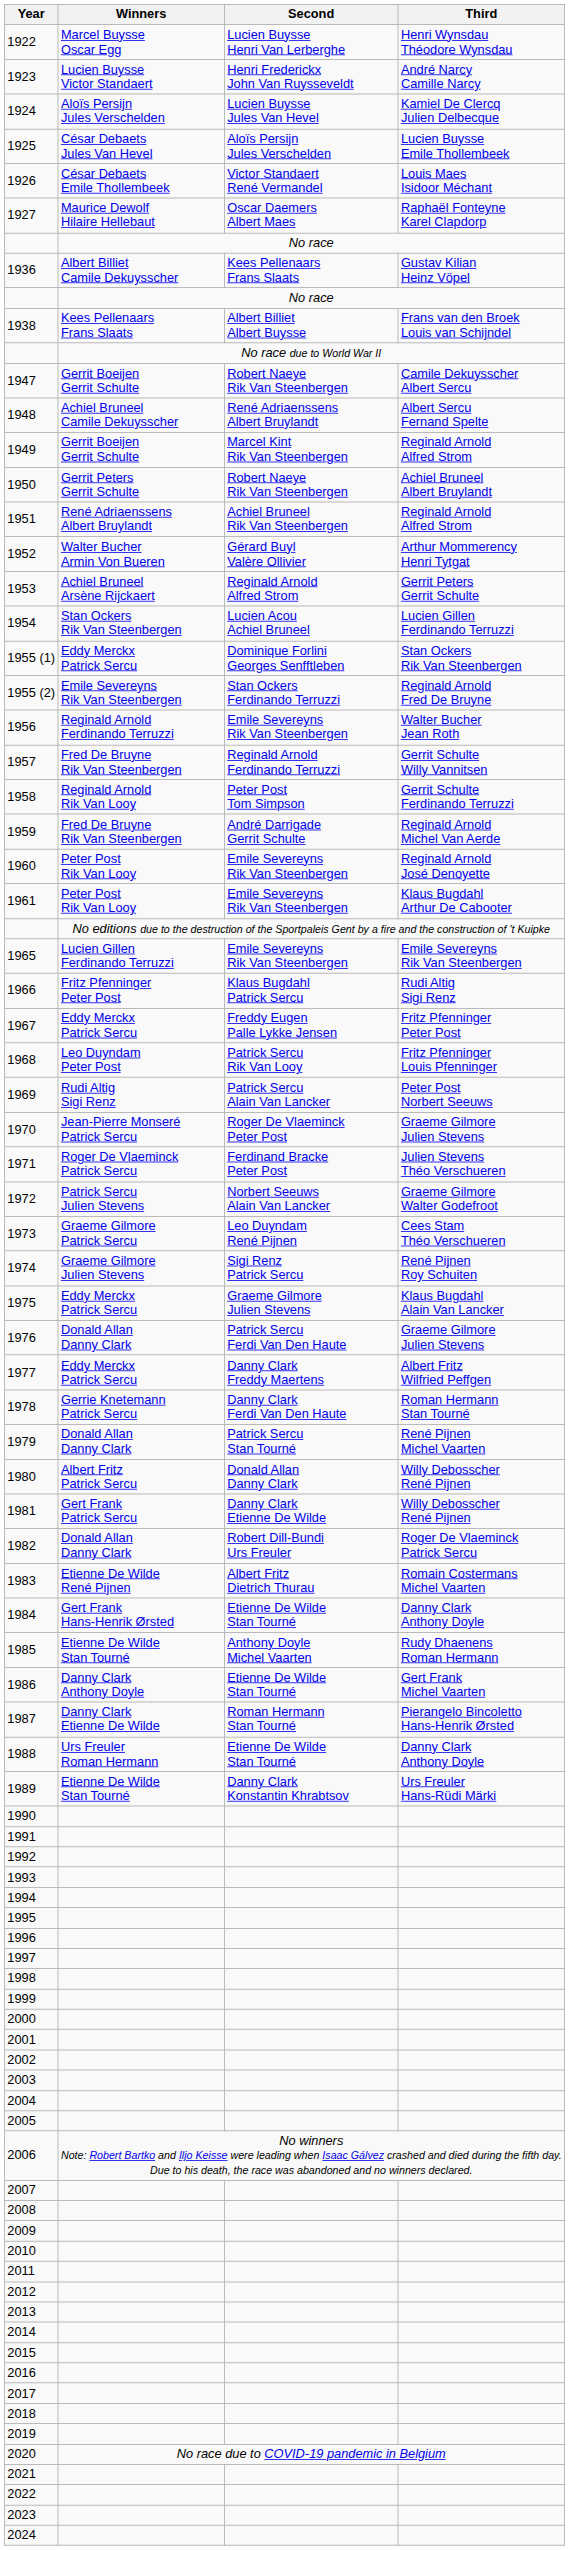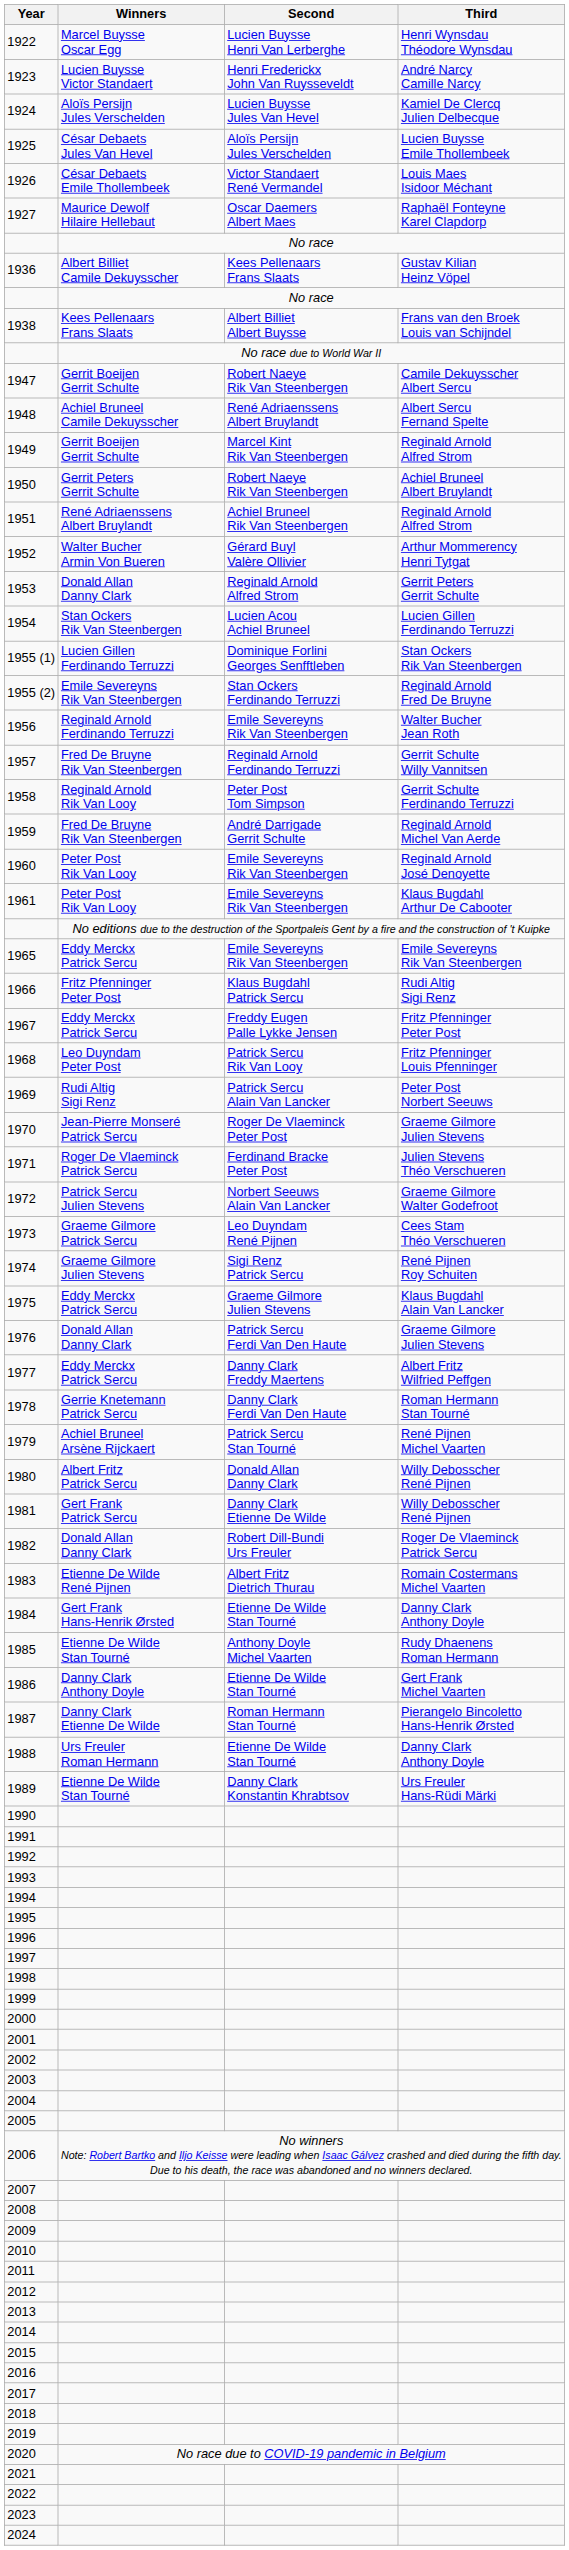(108, 588) Achiel Bruneel Arsène Rijckaert -> (97, 588) Donald Allan Danny Clark
(99, 658) Eddy Merckx Patrick Sercu -> (117, 658) Lucien Gillen Ferdinando Terruzzi
(117, 956) Lucien Gillen Ferdinando Terruzzi -> (99, 956) Eddy Merckx Patrick Sercu
(97, 1441) Donald Allan Danny Clark -> (108, 1441) Achiel Bruneel Arsène Rijckaert
